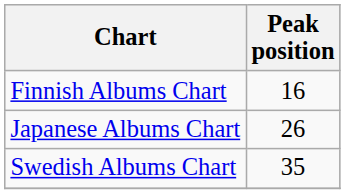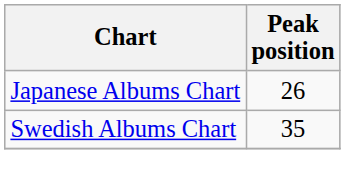- row: (119, 90)
